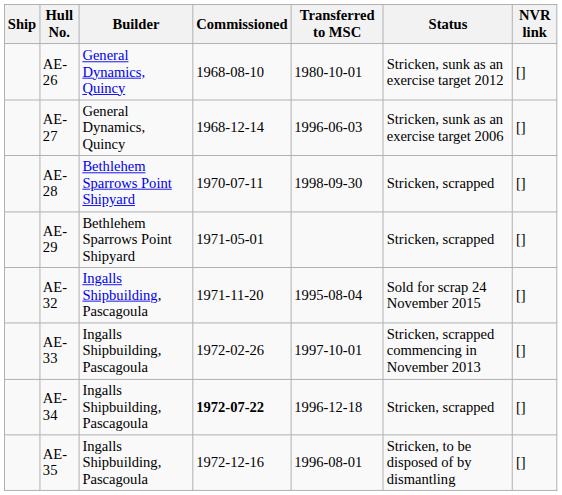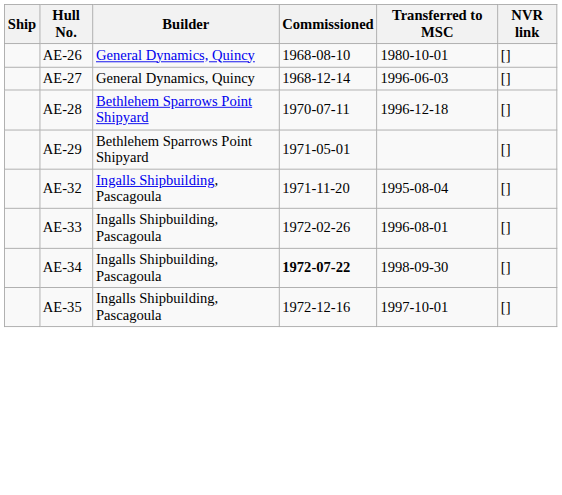- column: (448, 24)
(328, 183) 1998-09-30 -> (414, 109) 1996-12-18
(328, 351) 1997-10-01 -> (414, 228) 1996-08-01
(328, 407) 1996-12-18 -> (414, 267) 1998-09-30
(328, 462) 1996-08-01 -> (414, 307) 1997-10-01
